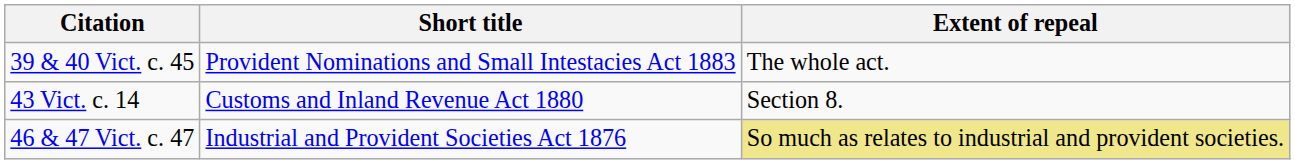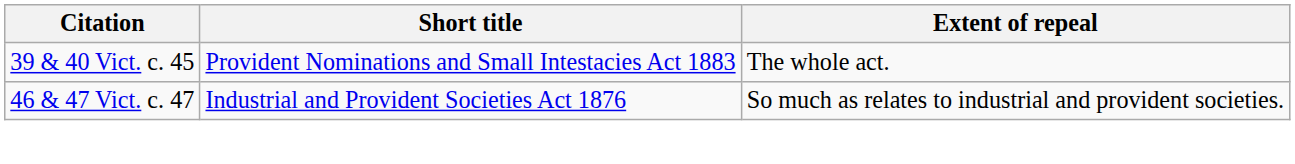- row: (75, 100)
(1015, 138) khaki background -> (1015, 100) no background
